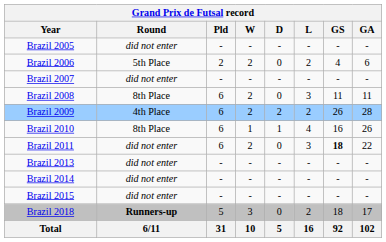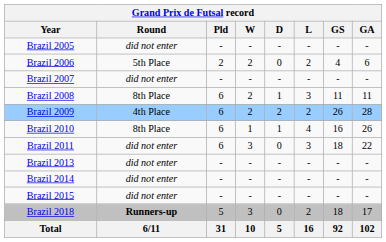(279, 96) 0 -> (279, 96) 1
(250, 146) 2 -> (250, 146) 3
(338, 146) bold -> (338, 146) normal
